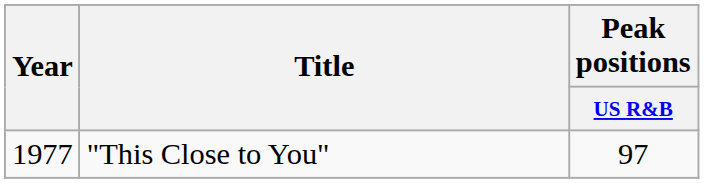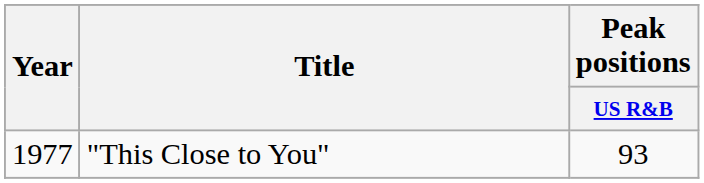(633, 153) 97 -> (633, 153) 93
